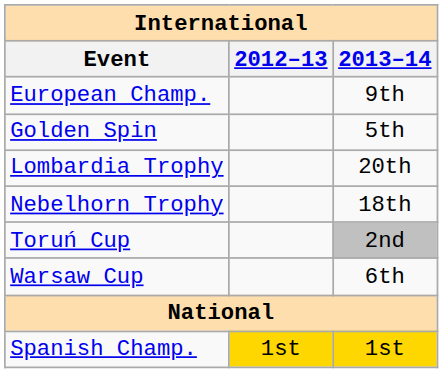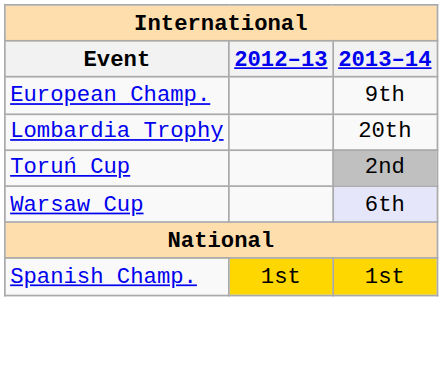- row: (84, 132)
- row: (117, 204)
(385, 277) no background -> (385, 204) lavender background
